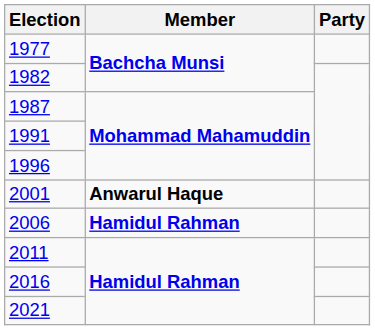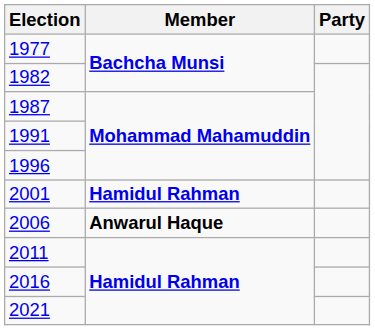(156, 194) Anwarul Haque -> (164, 194) Hamidul Rahman
(164, 223) Hamidul Rahman -> (156, 223) Anwarul Haque
